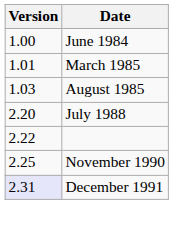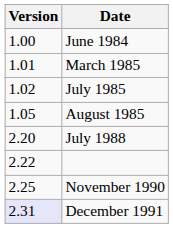+ row: (96, 89)
(22, 89) 1.03 -> (22, 114) 1.05
